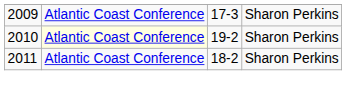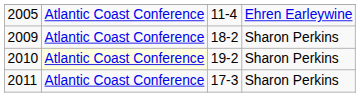+ row: (23, 15)
(225, 15) 17-3 -> (225, 37) 18-2
(225, 59) 18-2 -> (225, 80) 17-3
